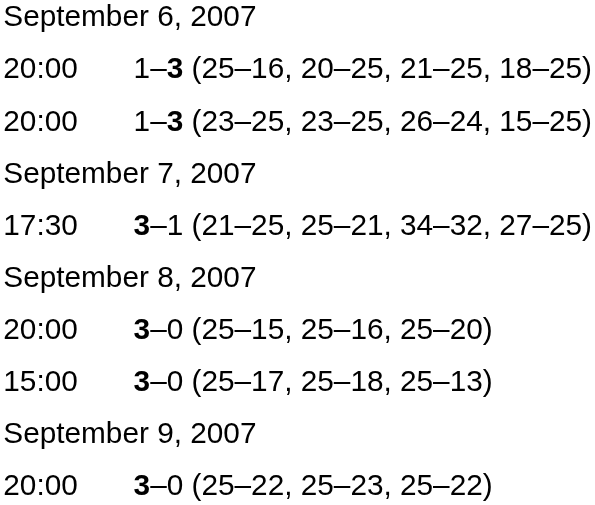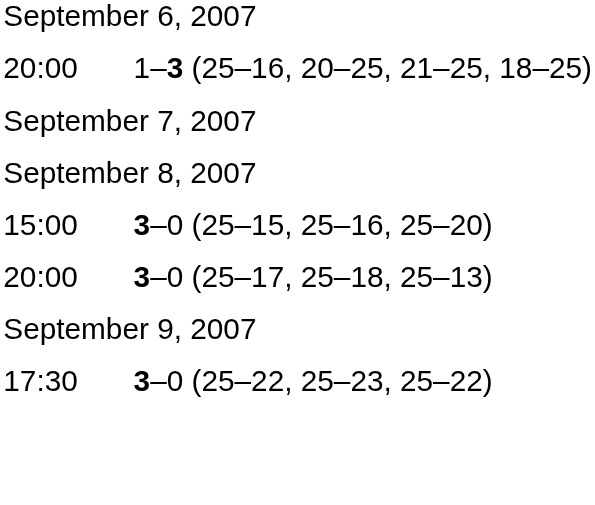- row: (363, 120)
- row: (363, 224)
(41, 329) 20:00 -> (41, 224) 15:00
(41, 381) 15:00 -> (41, 277) 20:00
(41, 485) 20:00 -> (41, 381) 17:30
